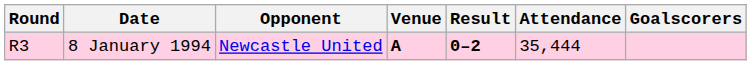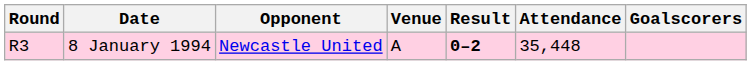(396, 46) bold -> (396, 46) normal
(550, 46) 35,444 -> (550, 46) 35,448
